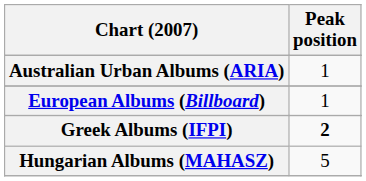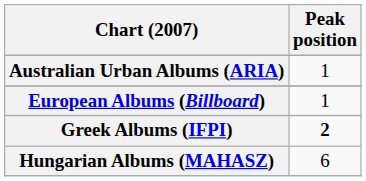(325, 160) 5 -> (325, 160) 6
